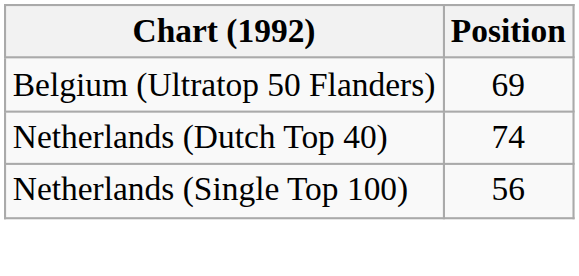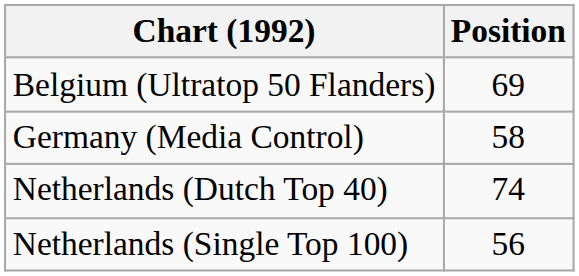+ row: (188, 137)
